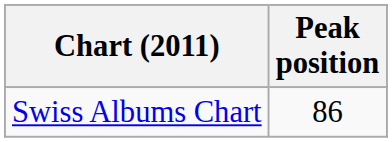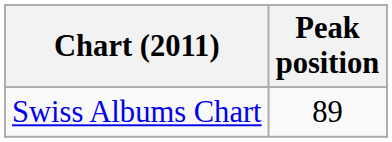(328, 111) 86 -> (328, 111) 89
